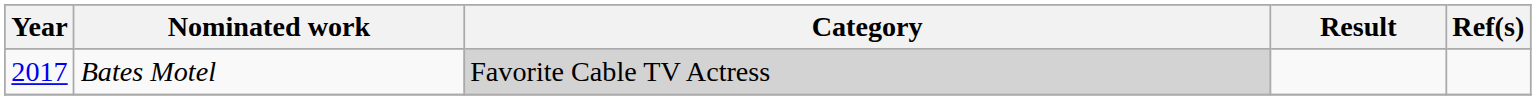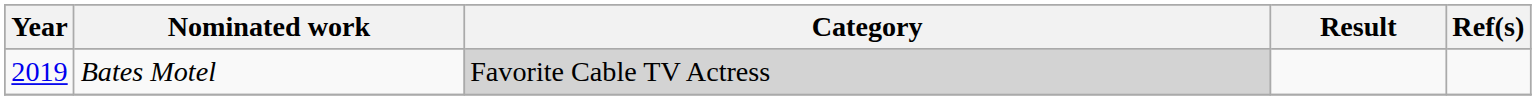(40, 71) 2017 -> (40, 71) 2019
